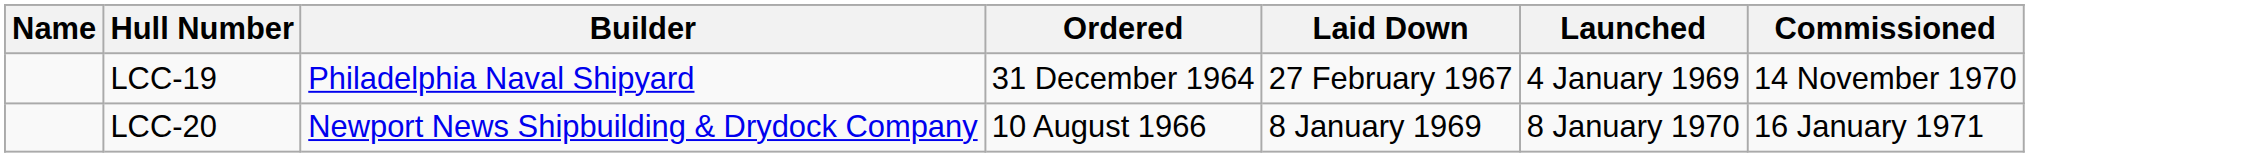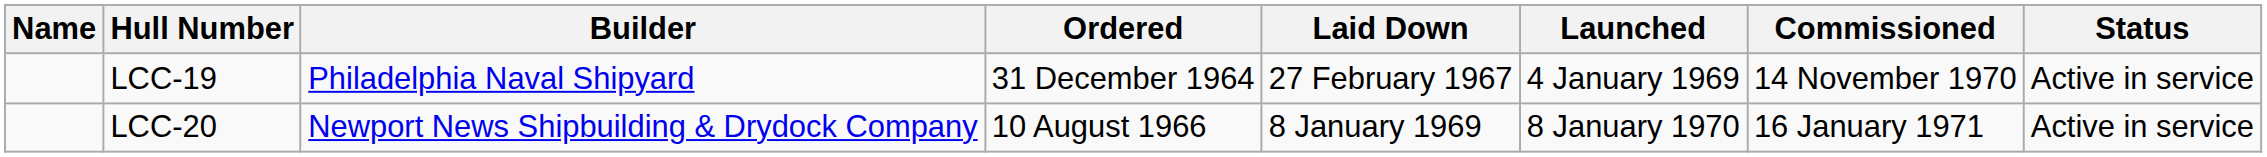+ column: (2142, 28)
